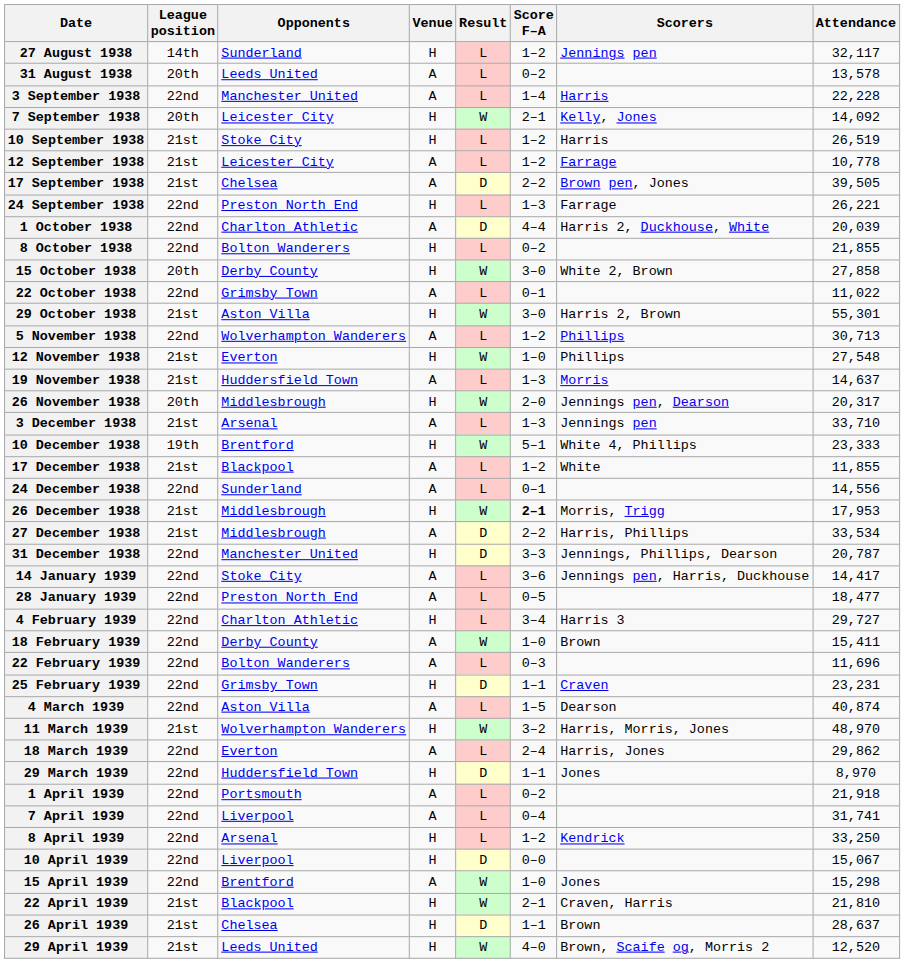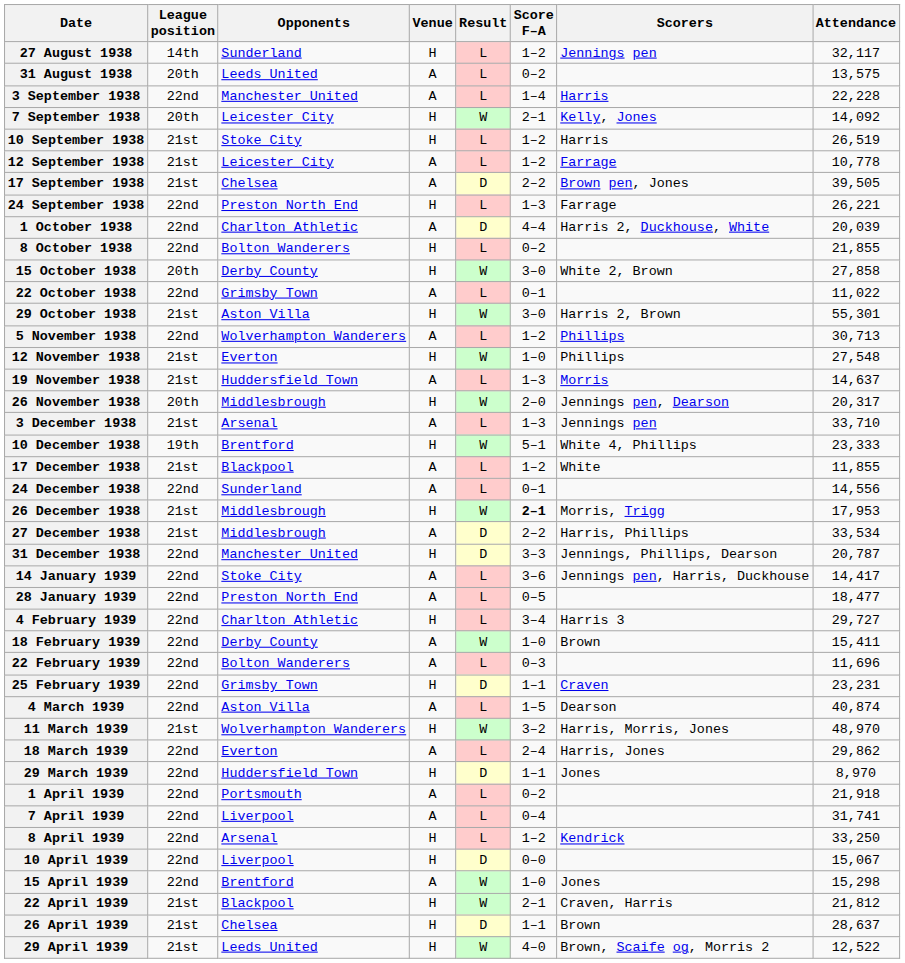(856, 75) 13,578 -> (856, 75) 13,575
(856, 904) 21,810 -> (856, 904) 21,812
(856, 947) 12,520 -> (856, 947) 12,522
